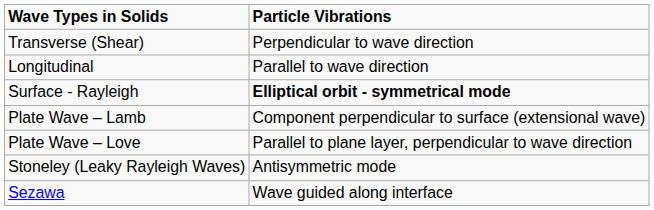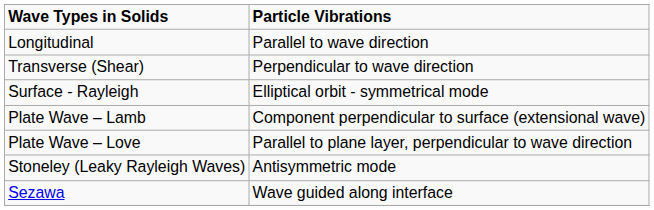rows swapped: (51, 67) <-> (76, 42)
(382, 92) bold -> (371, 92) normal
